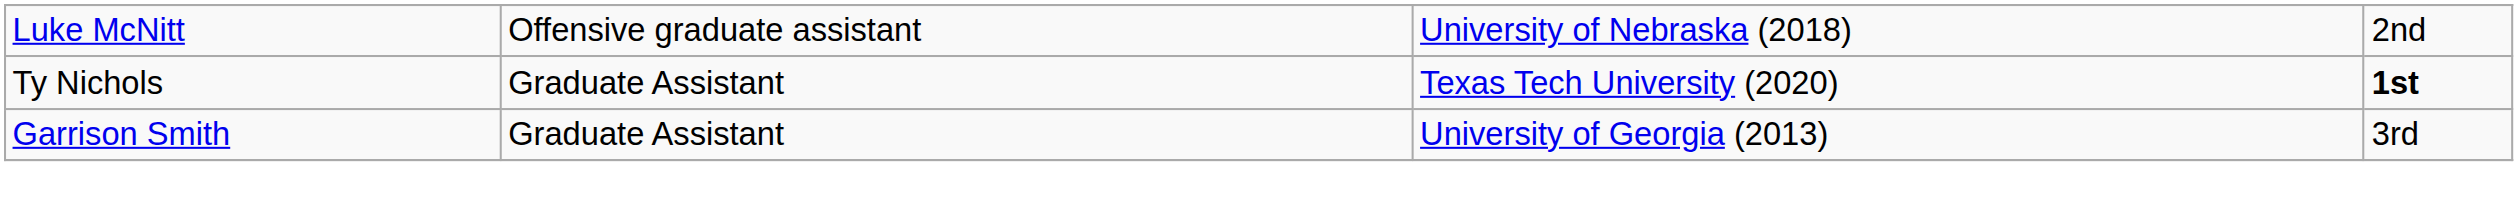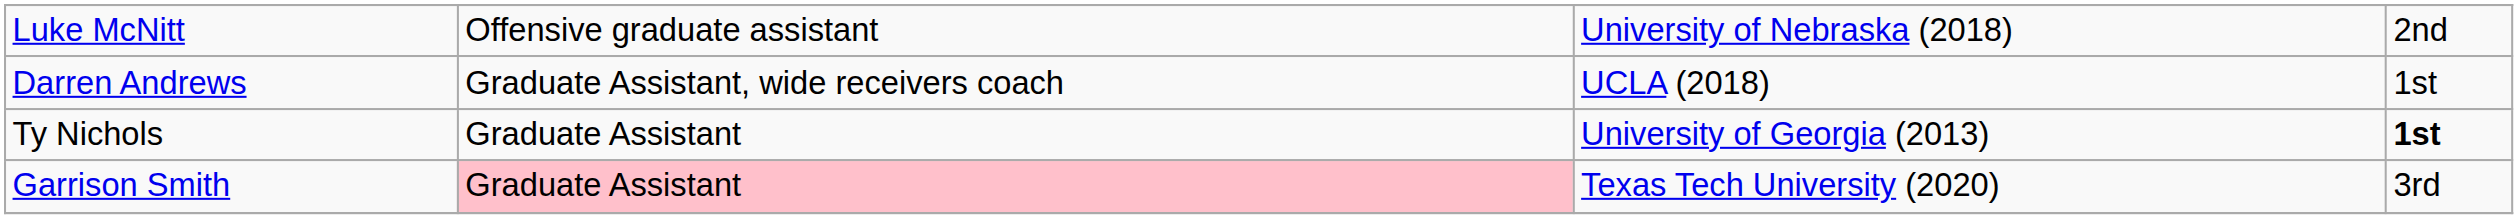+ row: (130, 82)
(1629, 82) Texas Tech University (2020) -> (1785, 133) University of Georgia (2013)
(646, 133) no background -> (603, 185) pink background
(1624, 133) University of Georgia (2013) -> (1790, 185) Texas Tech University (2020)
